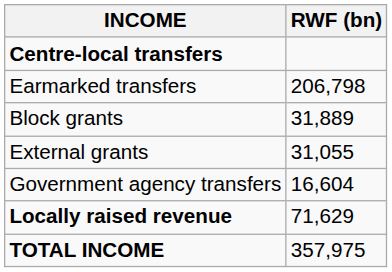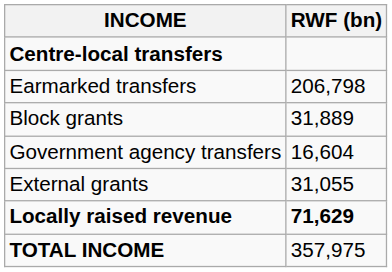rows swapped: (145, 184) <-> (79, 151)
(322, 217) normal -> (322, 217) bold
